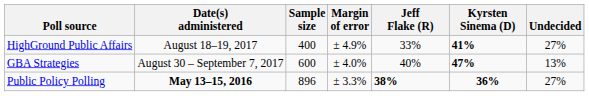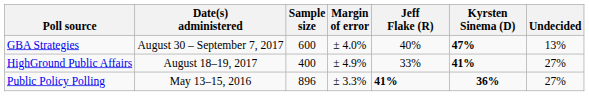rows swapped: (43, 63) <-> (70, 44)
(210, 81) bold -> (210, 81) normal
(386, 81) 38% -> (386, 81) 41%
